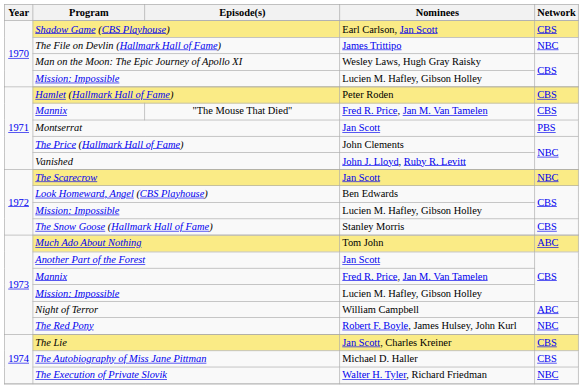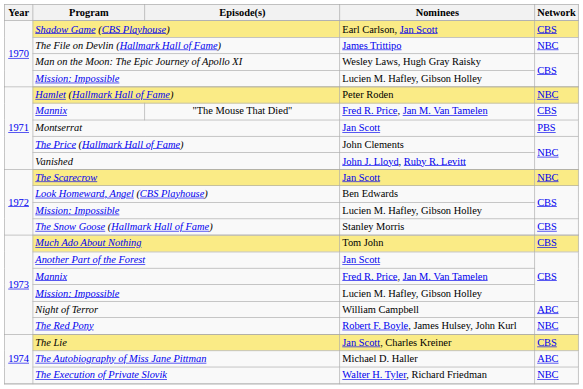(547, 95) CBS -> (548, 95) NBC
(548, 243) ABC -> (547, 243) CBS
(547, 359) CBS -> (548, 359) ABC
